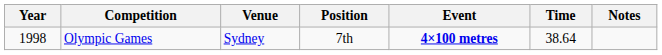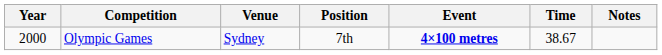(33, 38) 1998 -> (33, 38) 2000
(561, 38) 38.64 -> (561, 38) 38.67
